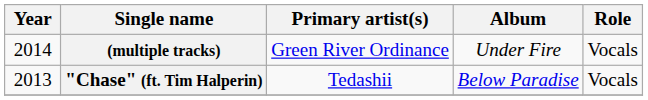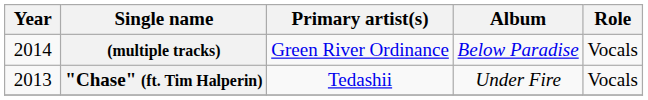(518, 49) Under Fire -> (518, 49) Below Paradise
(518, 79) Below Paradise -> (518, 79) Under Fire
